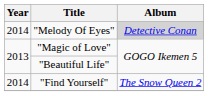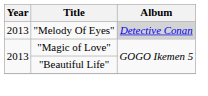(18, 30) 2014 -> (18, 30) 2013
- row: (74, 82)
